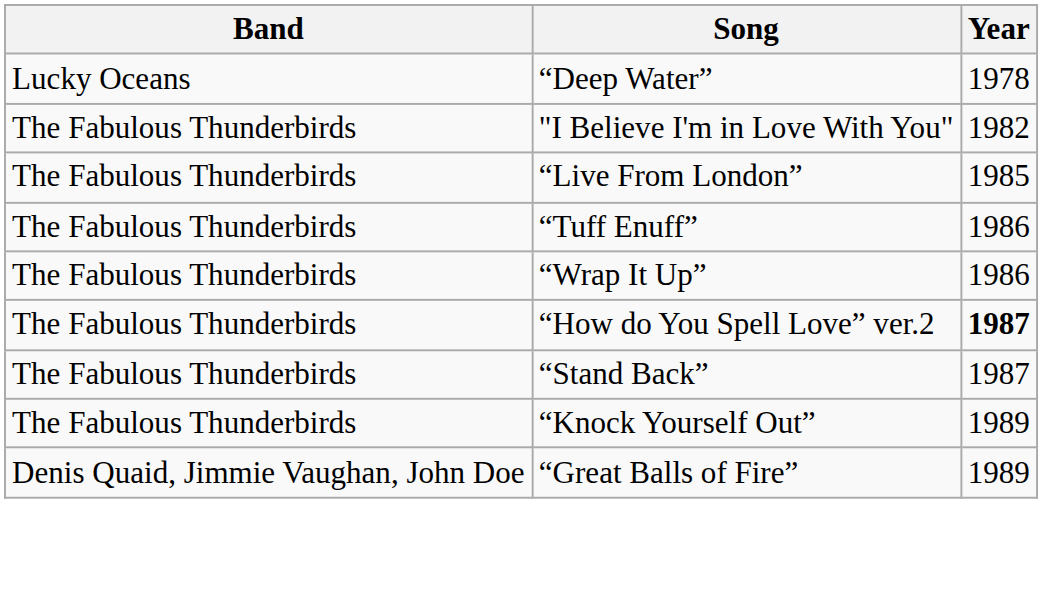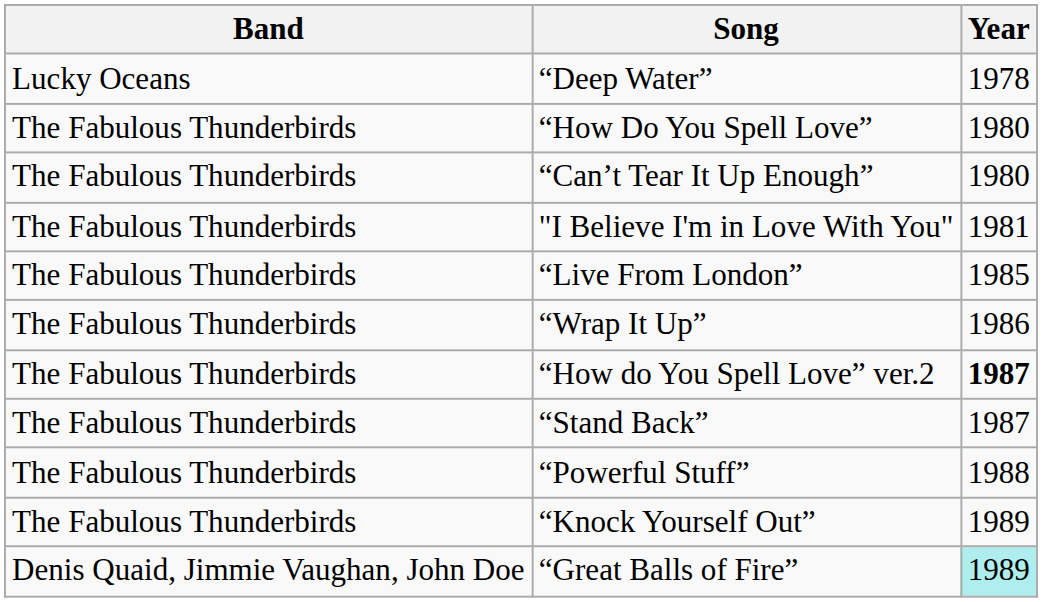+ row: (706, 127)
+ row: (706, 176)
(999, 127) 1982 -> (999, 226) 1981
- row: (618, 226)
+ row: (644, 472)
(999, 472) no background -> (999, 570) paleturquoise background
